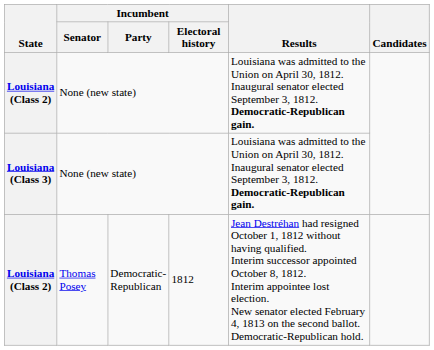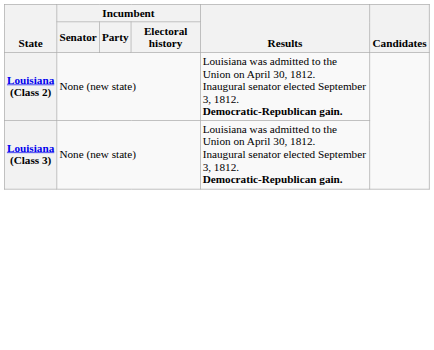- row: (31, 279)
